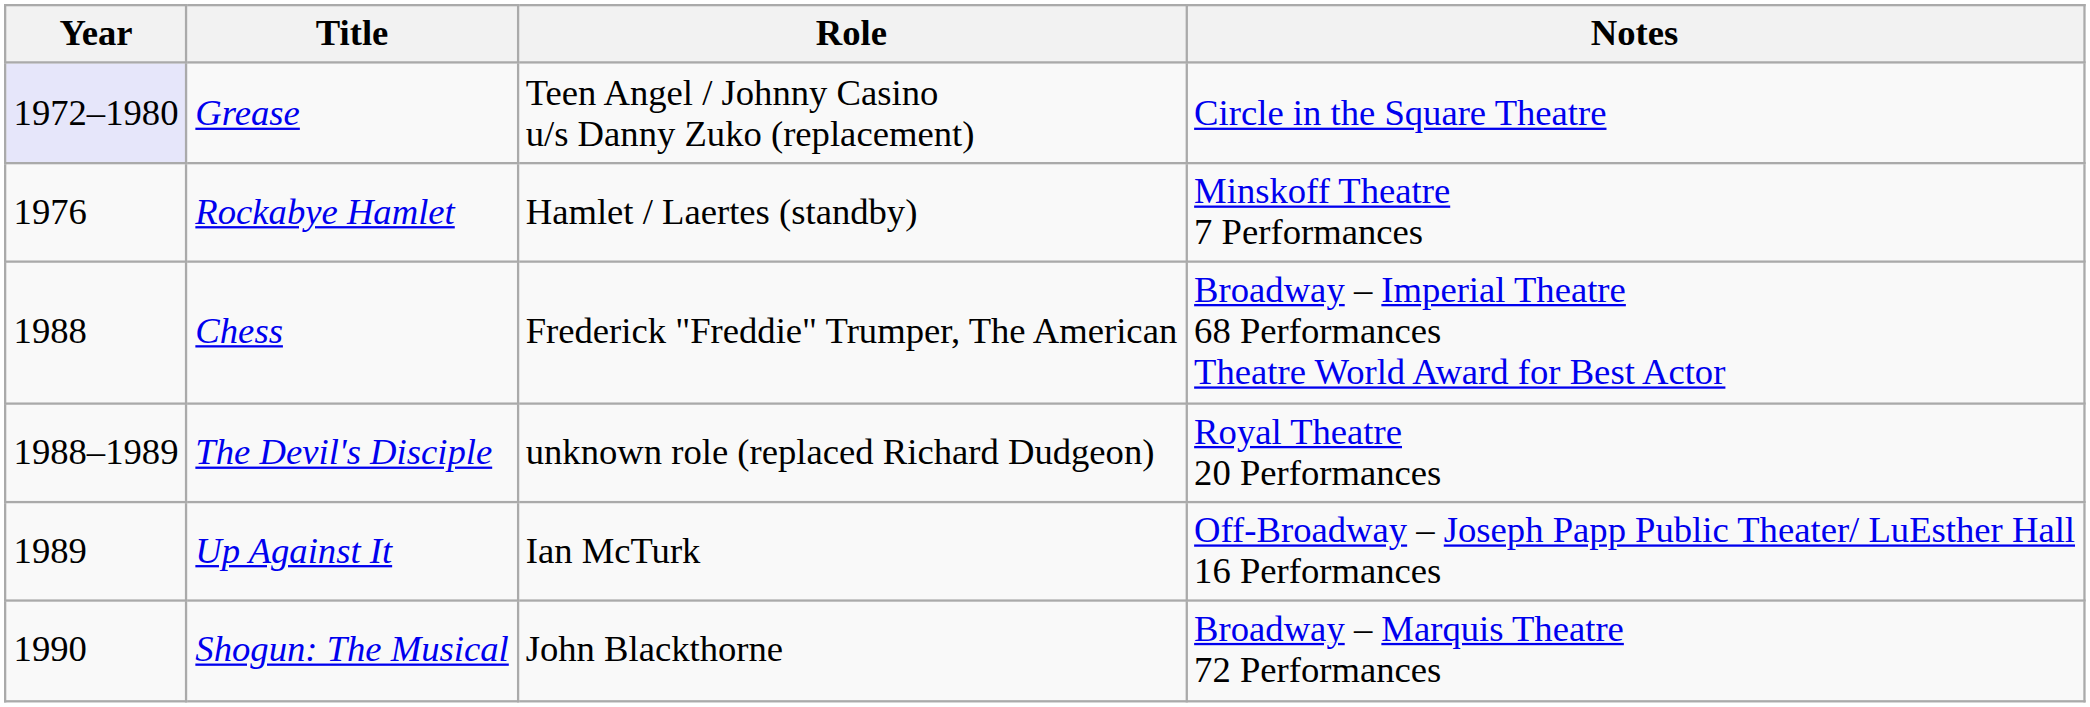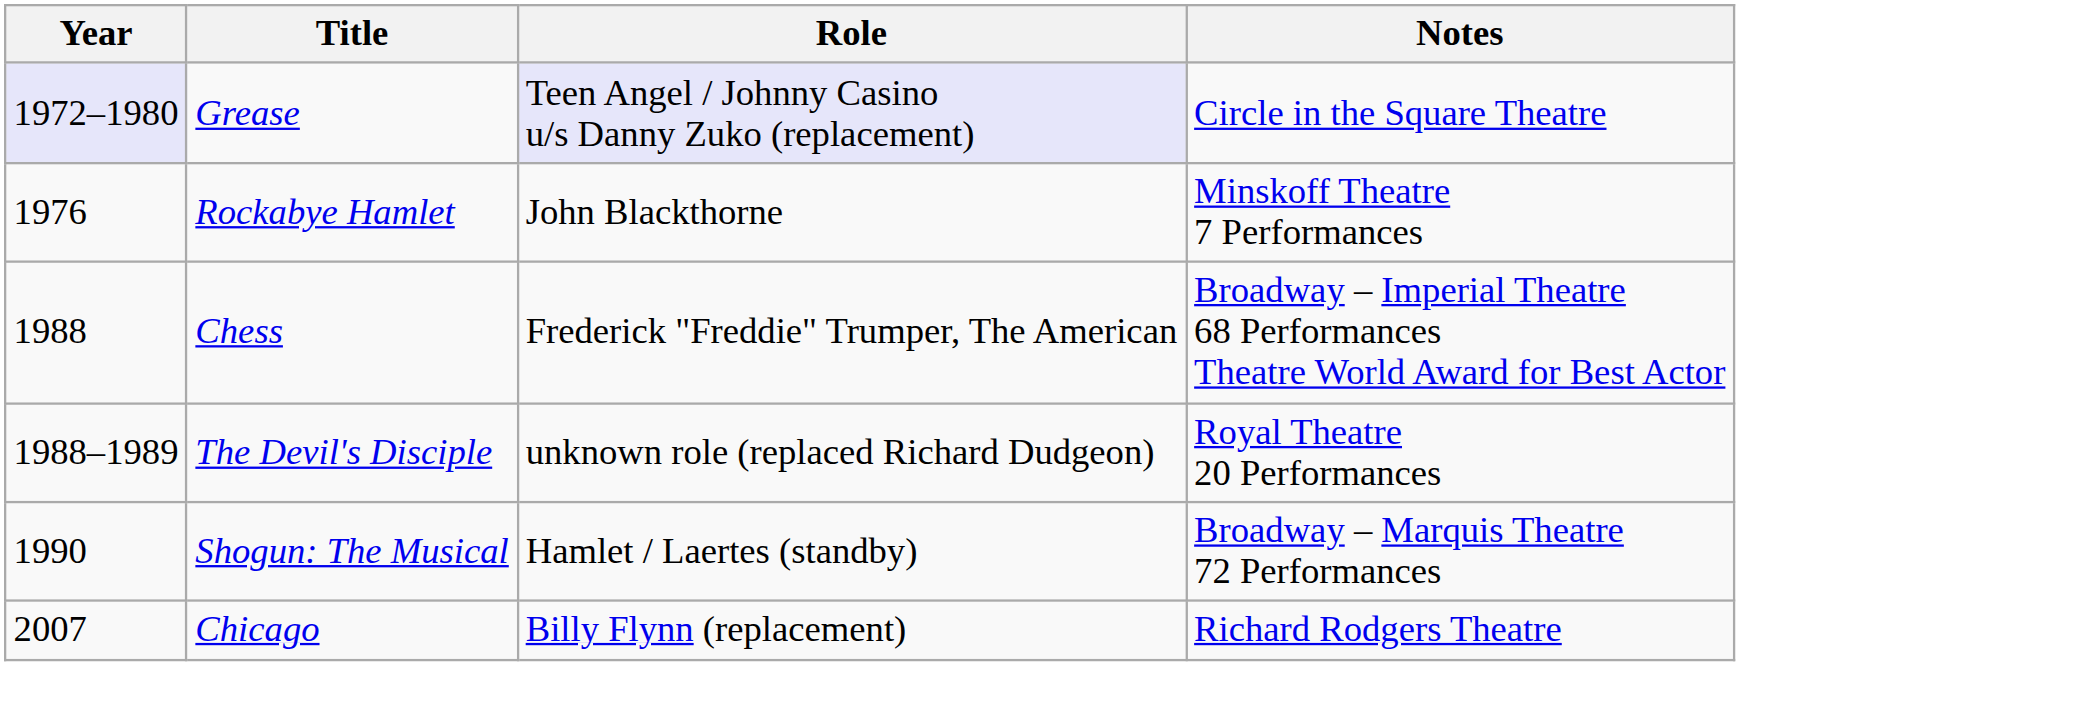(750, 112) no background -> (750, 112) lavender background
(722, 211) Hamlet / Laertes (standby) -> (654, 211) John Blackthorne
- row: (294, 550)
(654, 650) John Blackthorne -> (722, 550) Hamlet / Laertes (standby)
+ row: (257, 629)
